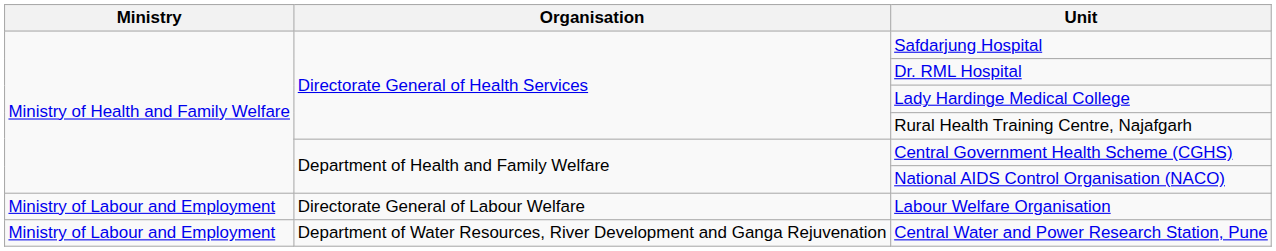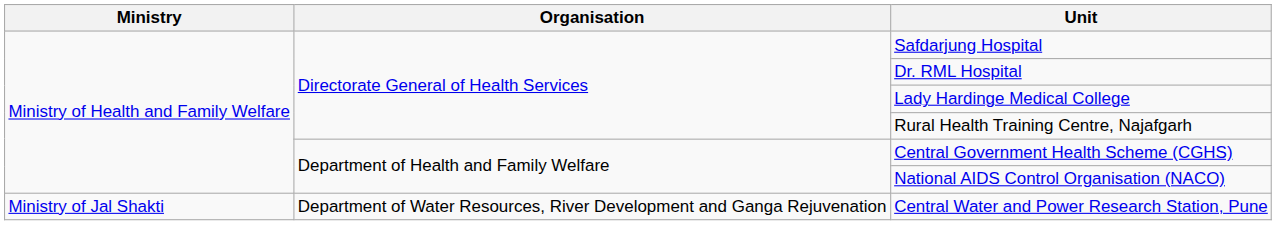- row: (1002, 206)
(142, 233) Ministry of Labour and Employment -> (86, 206) Ministry of Jal Shakti
